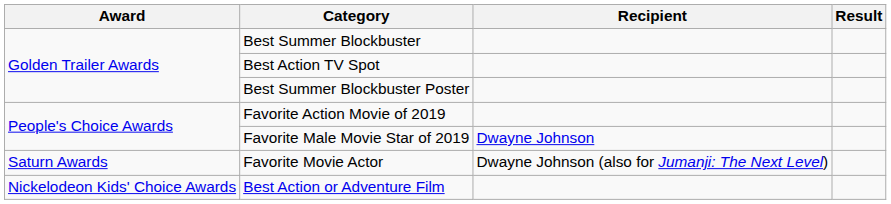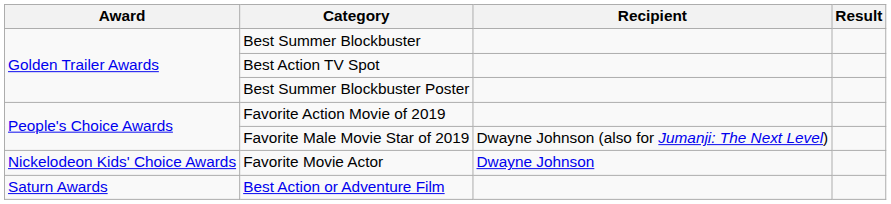(535, 138) Dwayne Johnson -> (652, 138) Dwayne Johnson (also for Jumanji: The Next Level)
(58, 162) Saturn Awards -> (122, 162) Nickelodeon Kids' Choice Awards
(652, 162) Dwayne Johnson (also for Jumanji: The Next Level) -> (535, 162) Dwayne Johnson
(122, 187) Nickelodeon Kids' Choice Awards -> (58, 187) Saturn Awards
